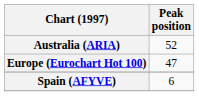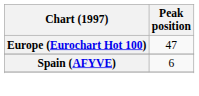- row: (77, 44)
